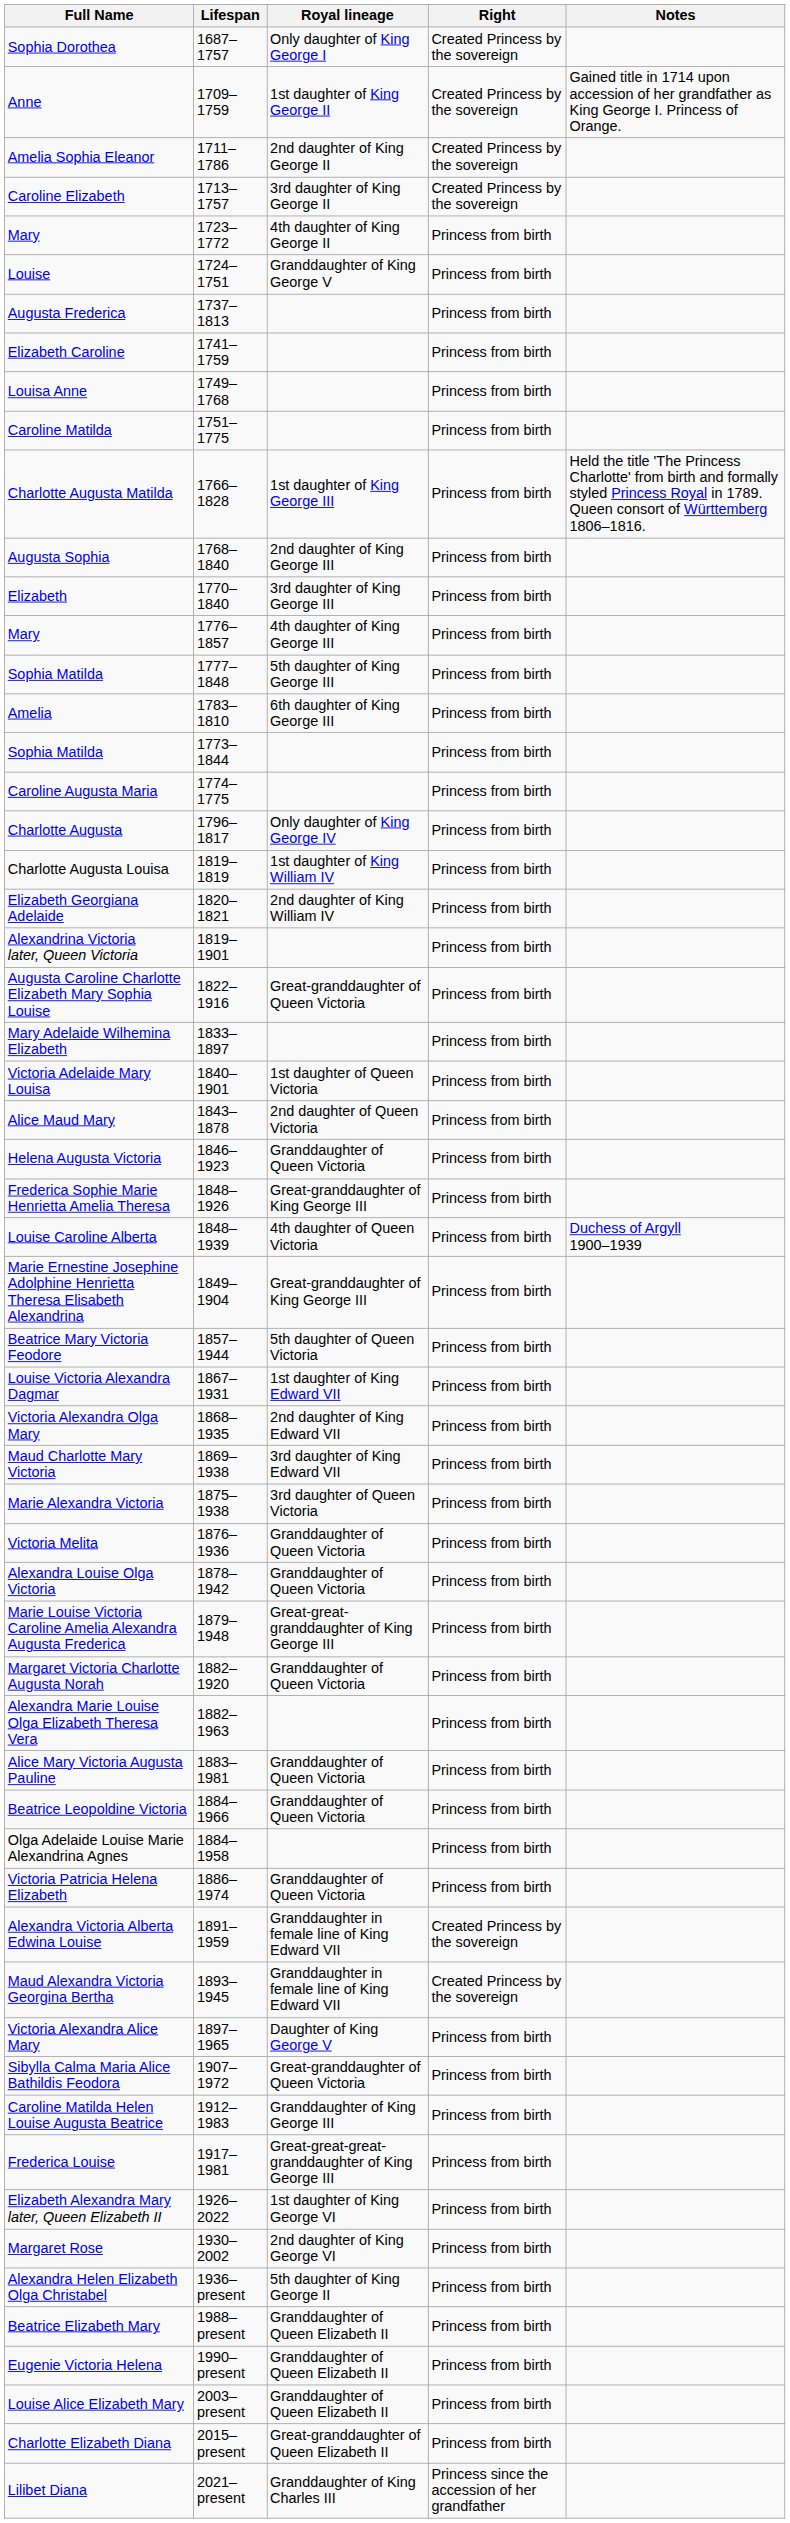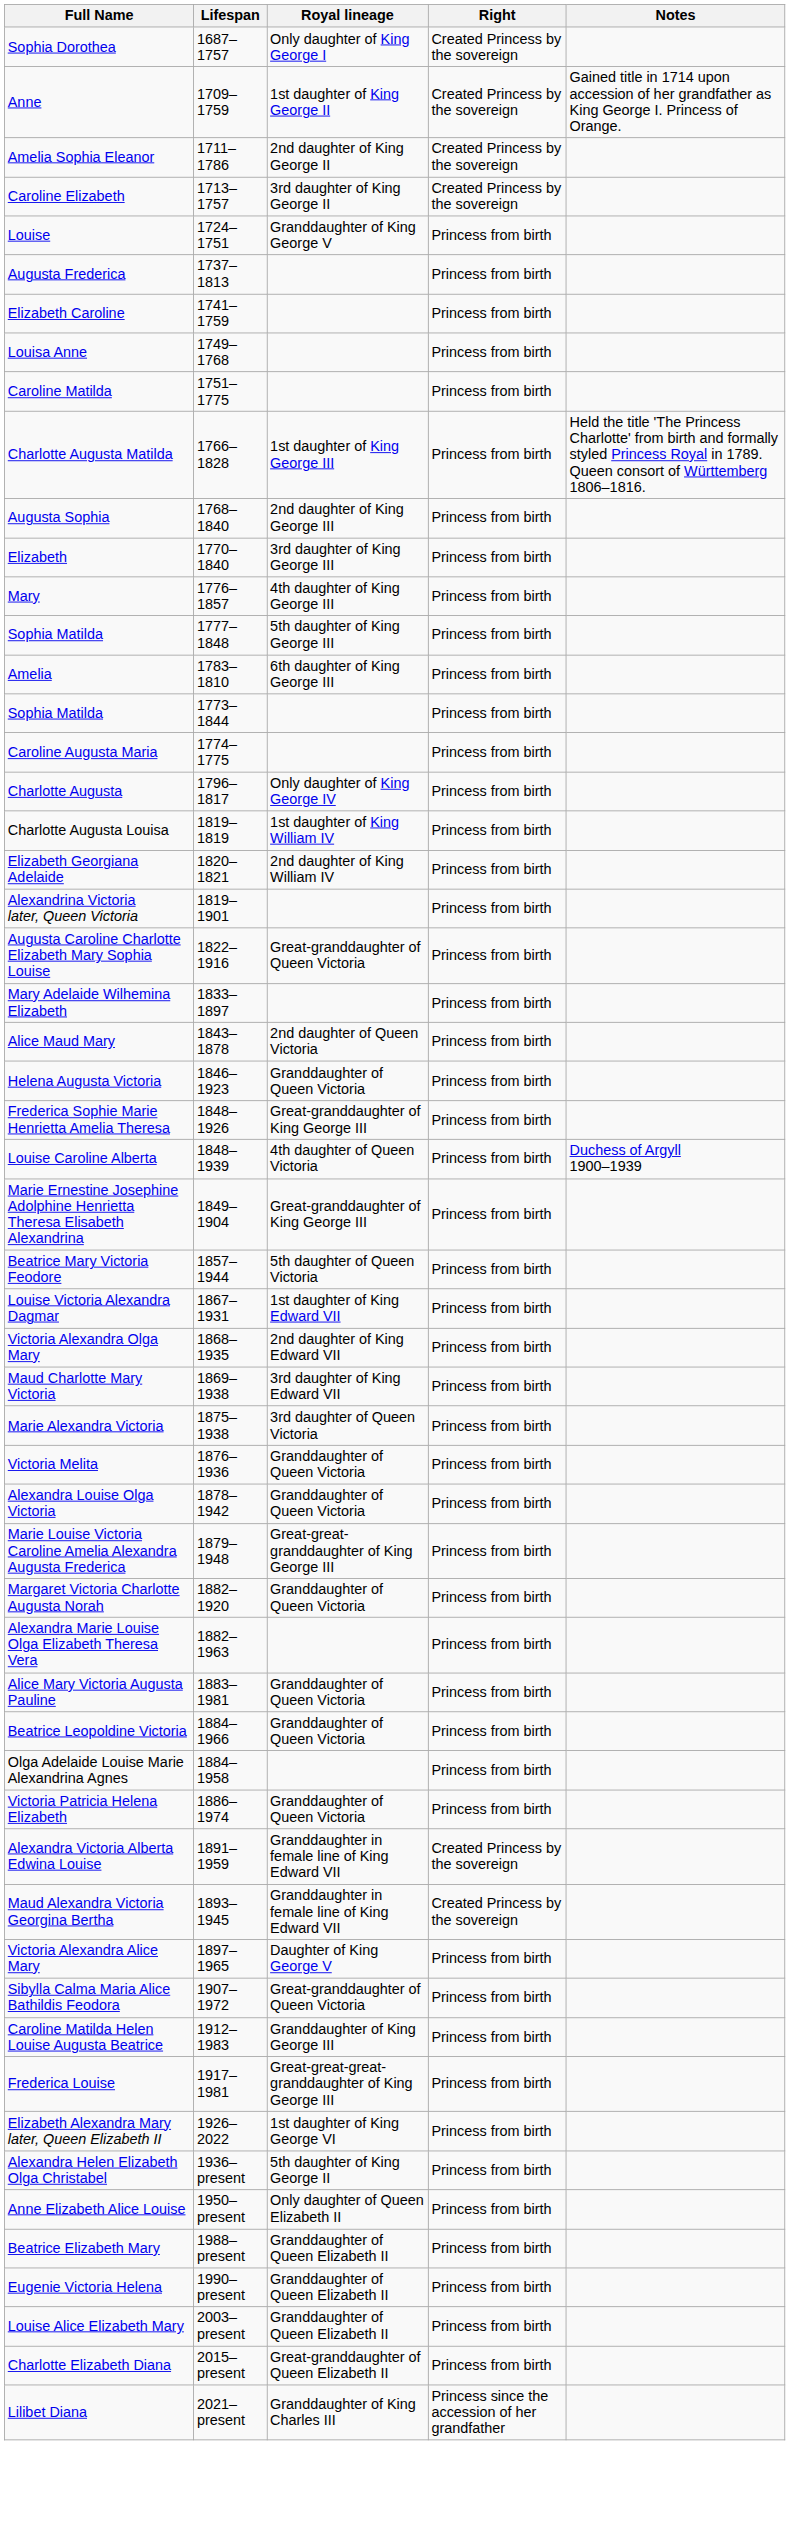- row: (24, 235)
- row: (79, 1080)
- row: (55, 2248)
+ row: (97, 2209)
